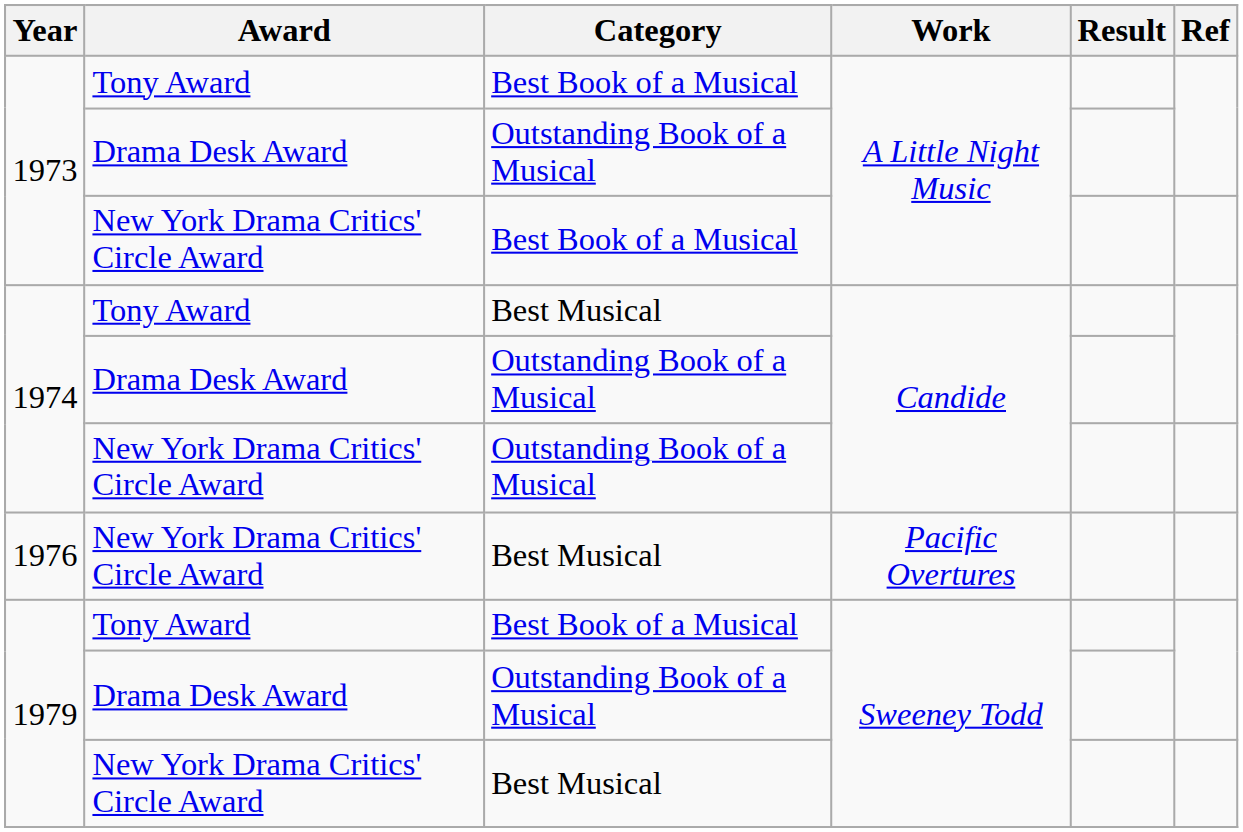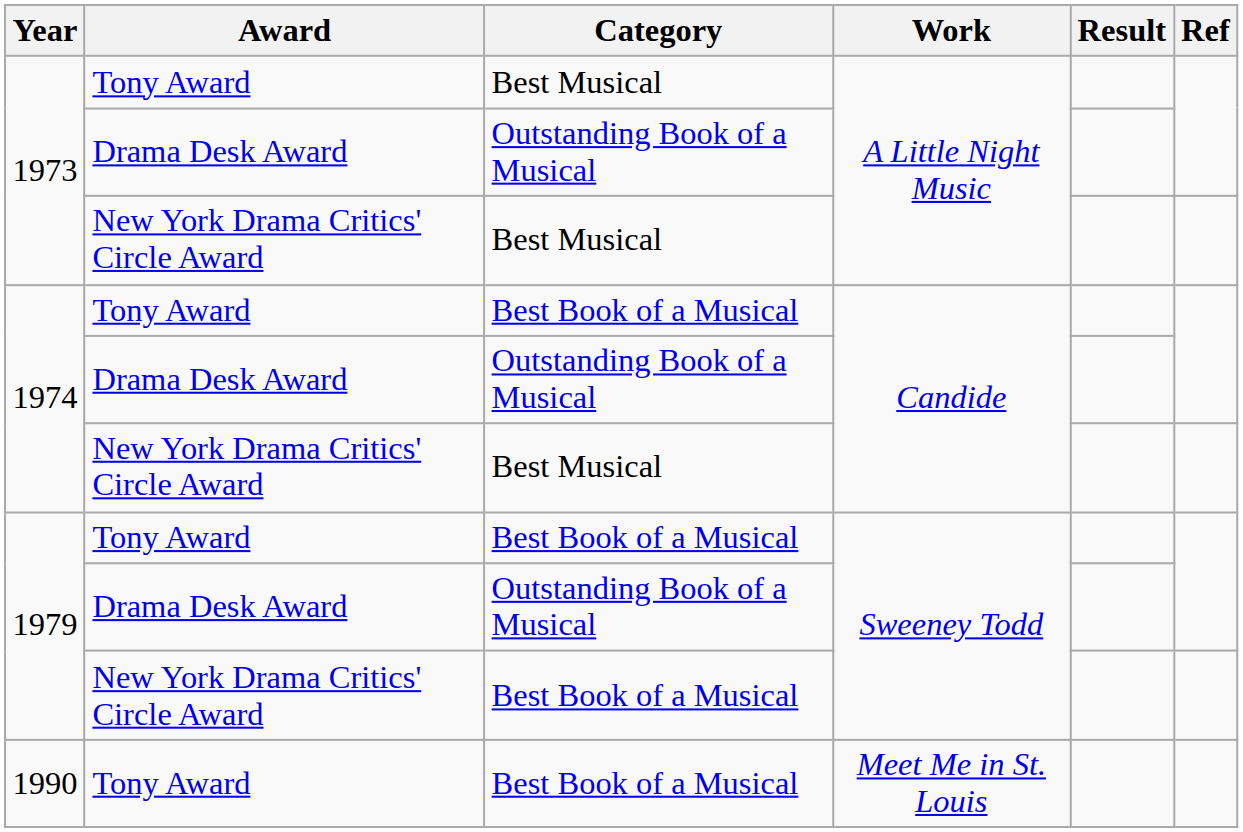(645, 81) Best Book of a Musical -> (577, 81) Best Musical
(645, 239) Best Book of a Musical -> (577, 239) Best Musical
(576, 309) Best Musical -> (645, 309) Best Book of a Musical
(639, 467) Outstanding Book of a Musical -> (577, 467) Best Musical
- row: (45, 555)
(576, 782) Best Musical -> (645, 694) Best Book of a Musical
+ row: (45, 782)
